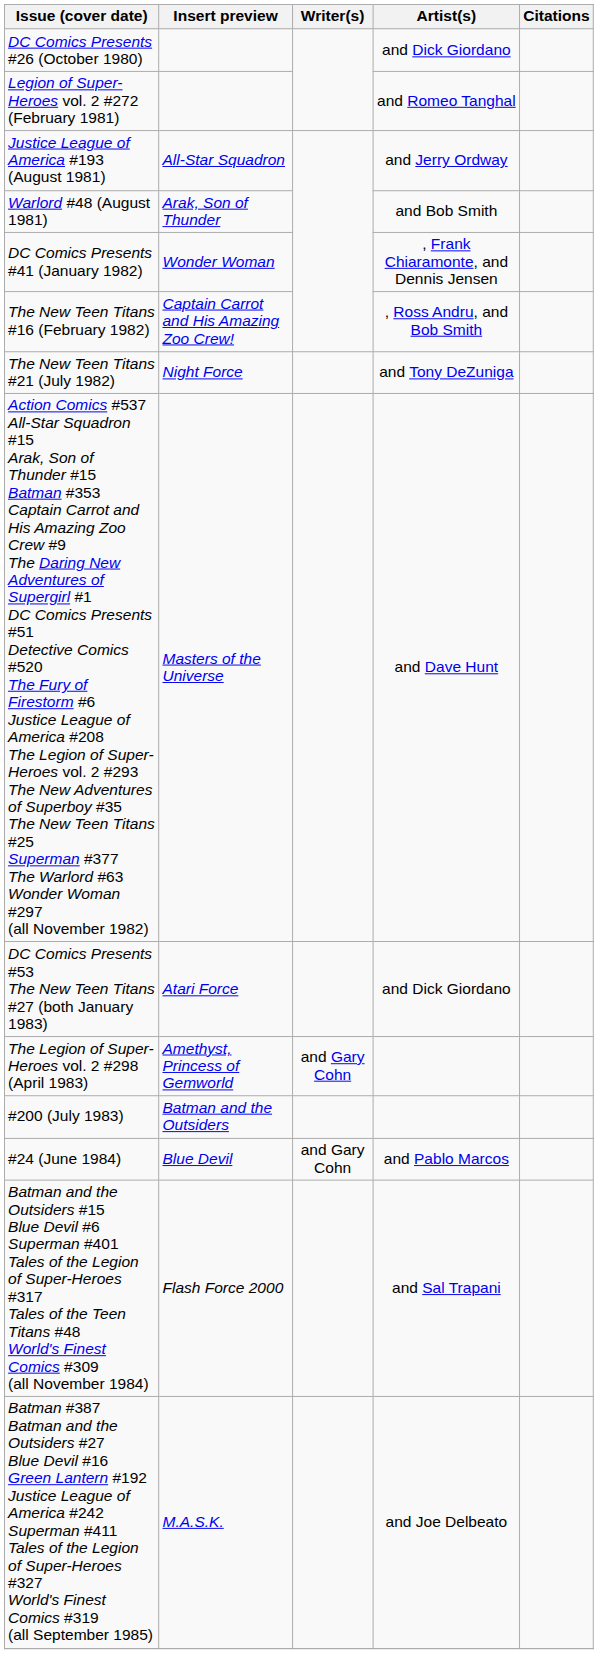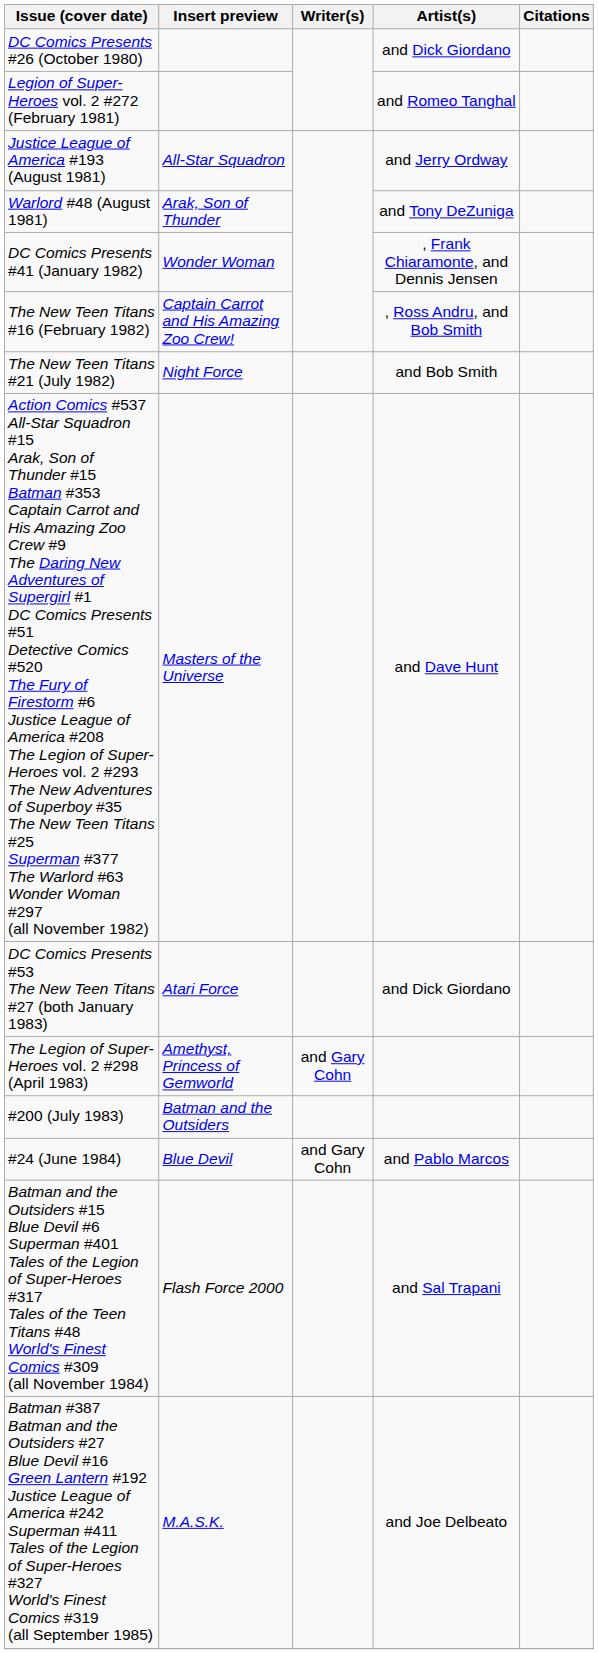(446, 211) and Bob Smith -> (446, 211) and Tony DeZuniga
(446, 372) and Tony DeZuniga -> (446, 372) and Bob Smith
